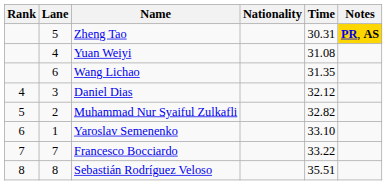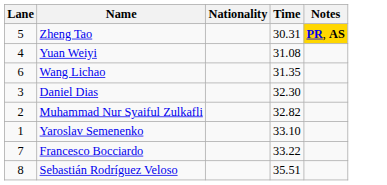- column: (22, 14)
(321, 92) 32.12 -> (287, 92) 32.30
